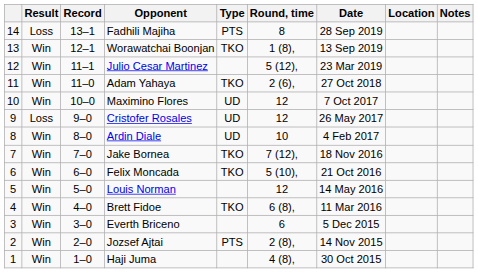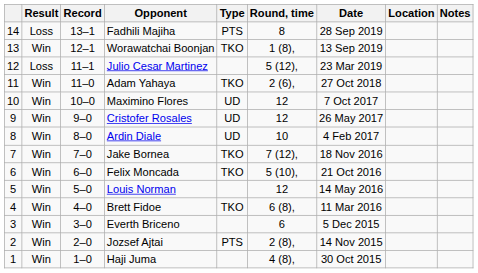(41, 66) Win -> (41, 66) Loss
(41, 119) Loss -> (41, 119) Win
